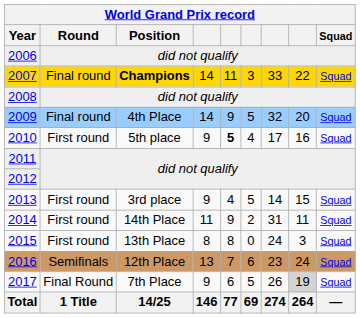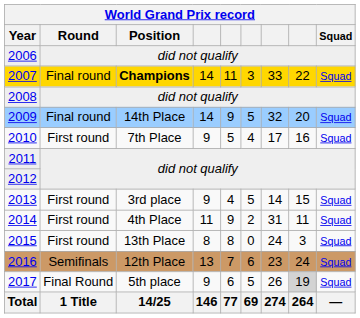(155, 117) 4th Place -> (155, 117) 14th Place
(155, 138) 5th place -> (155, 138) 7th Place
(231, 138) bold -> (231, 138) normal
(155, 220) 14th Place -> (155, 220) 4th Place
(155, 281) 7th Place -> (155, 281) 5th place
